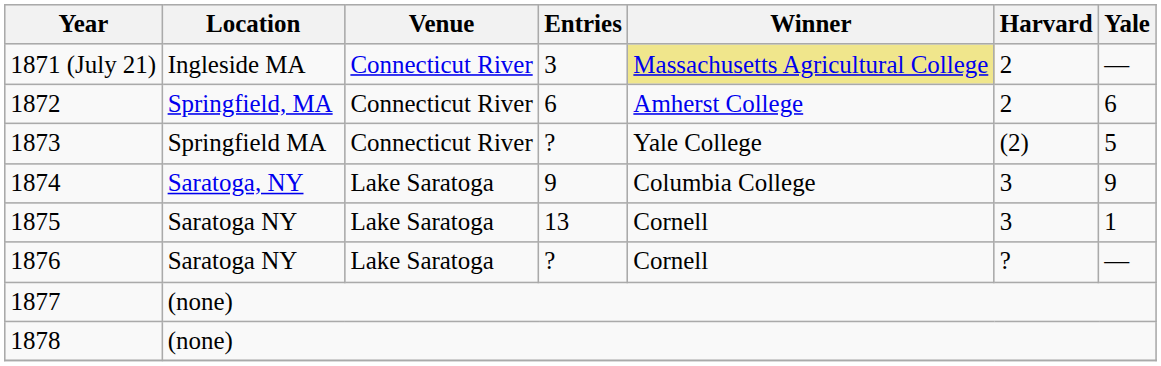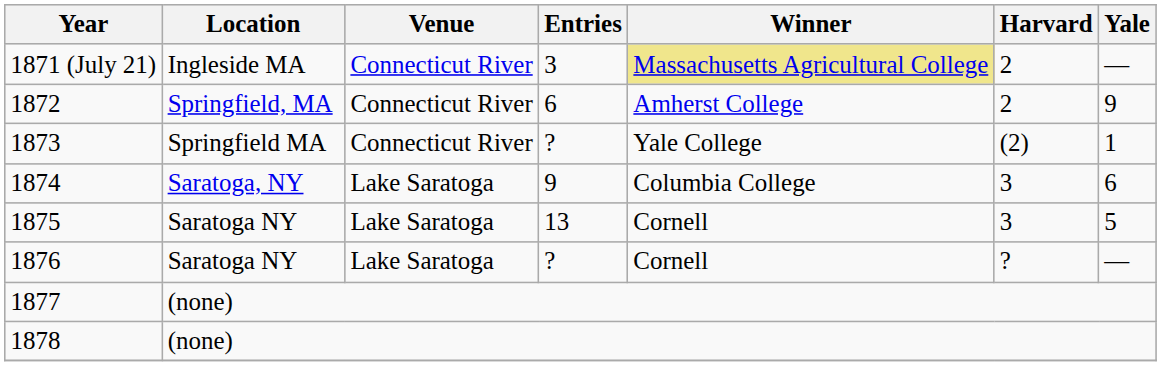(1110, 103) 6 -> (1110, 103) 9
(1110, 143) 5 -> (1110, 143) 1
(1110, 182) 9 -> (1110, 182) 6
(1110, 222) 1 -> (1110, 222) 5
